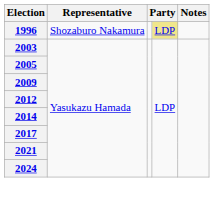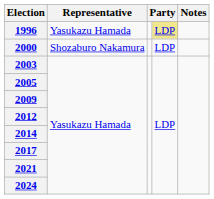(97, 30) Shozaburo Nakamura -> (90, 30) Yasukazu Hamada
+ row: (26, 47)
